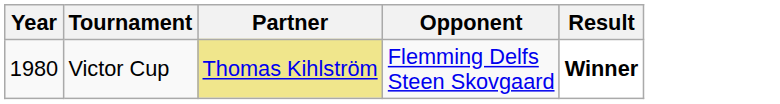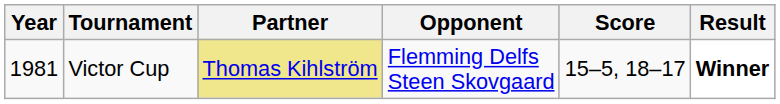+ column: (625, 22)
(34, 69) 1980 -> (34, 69) 1981
